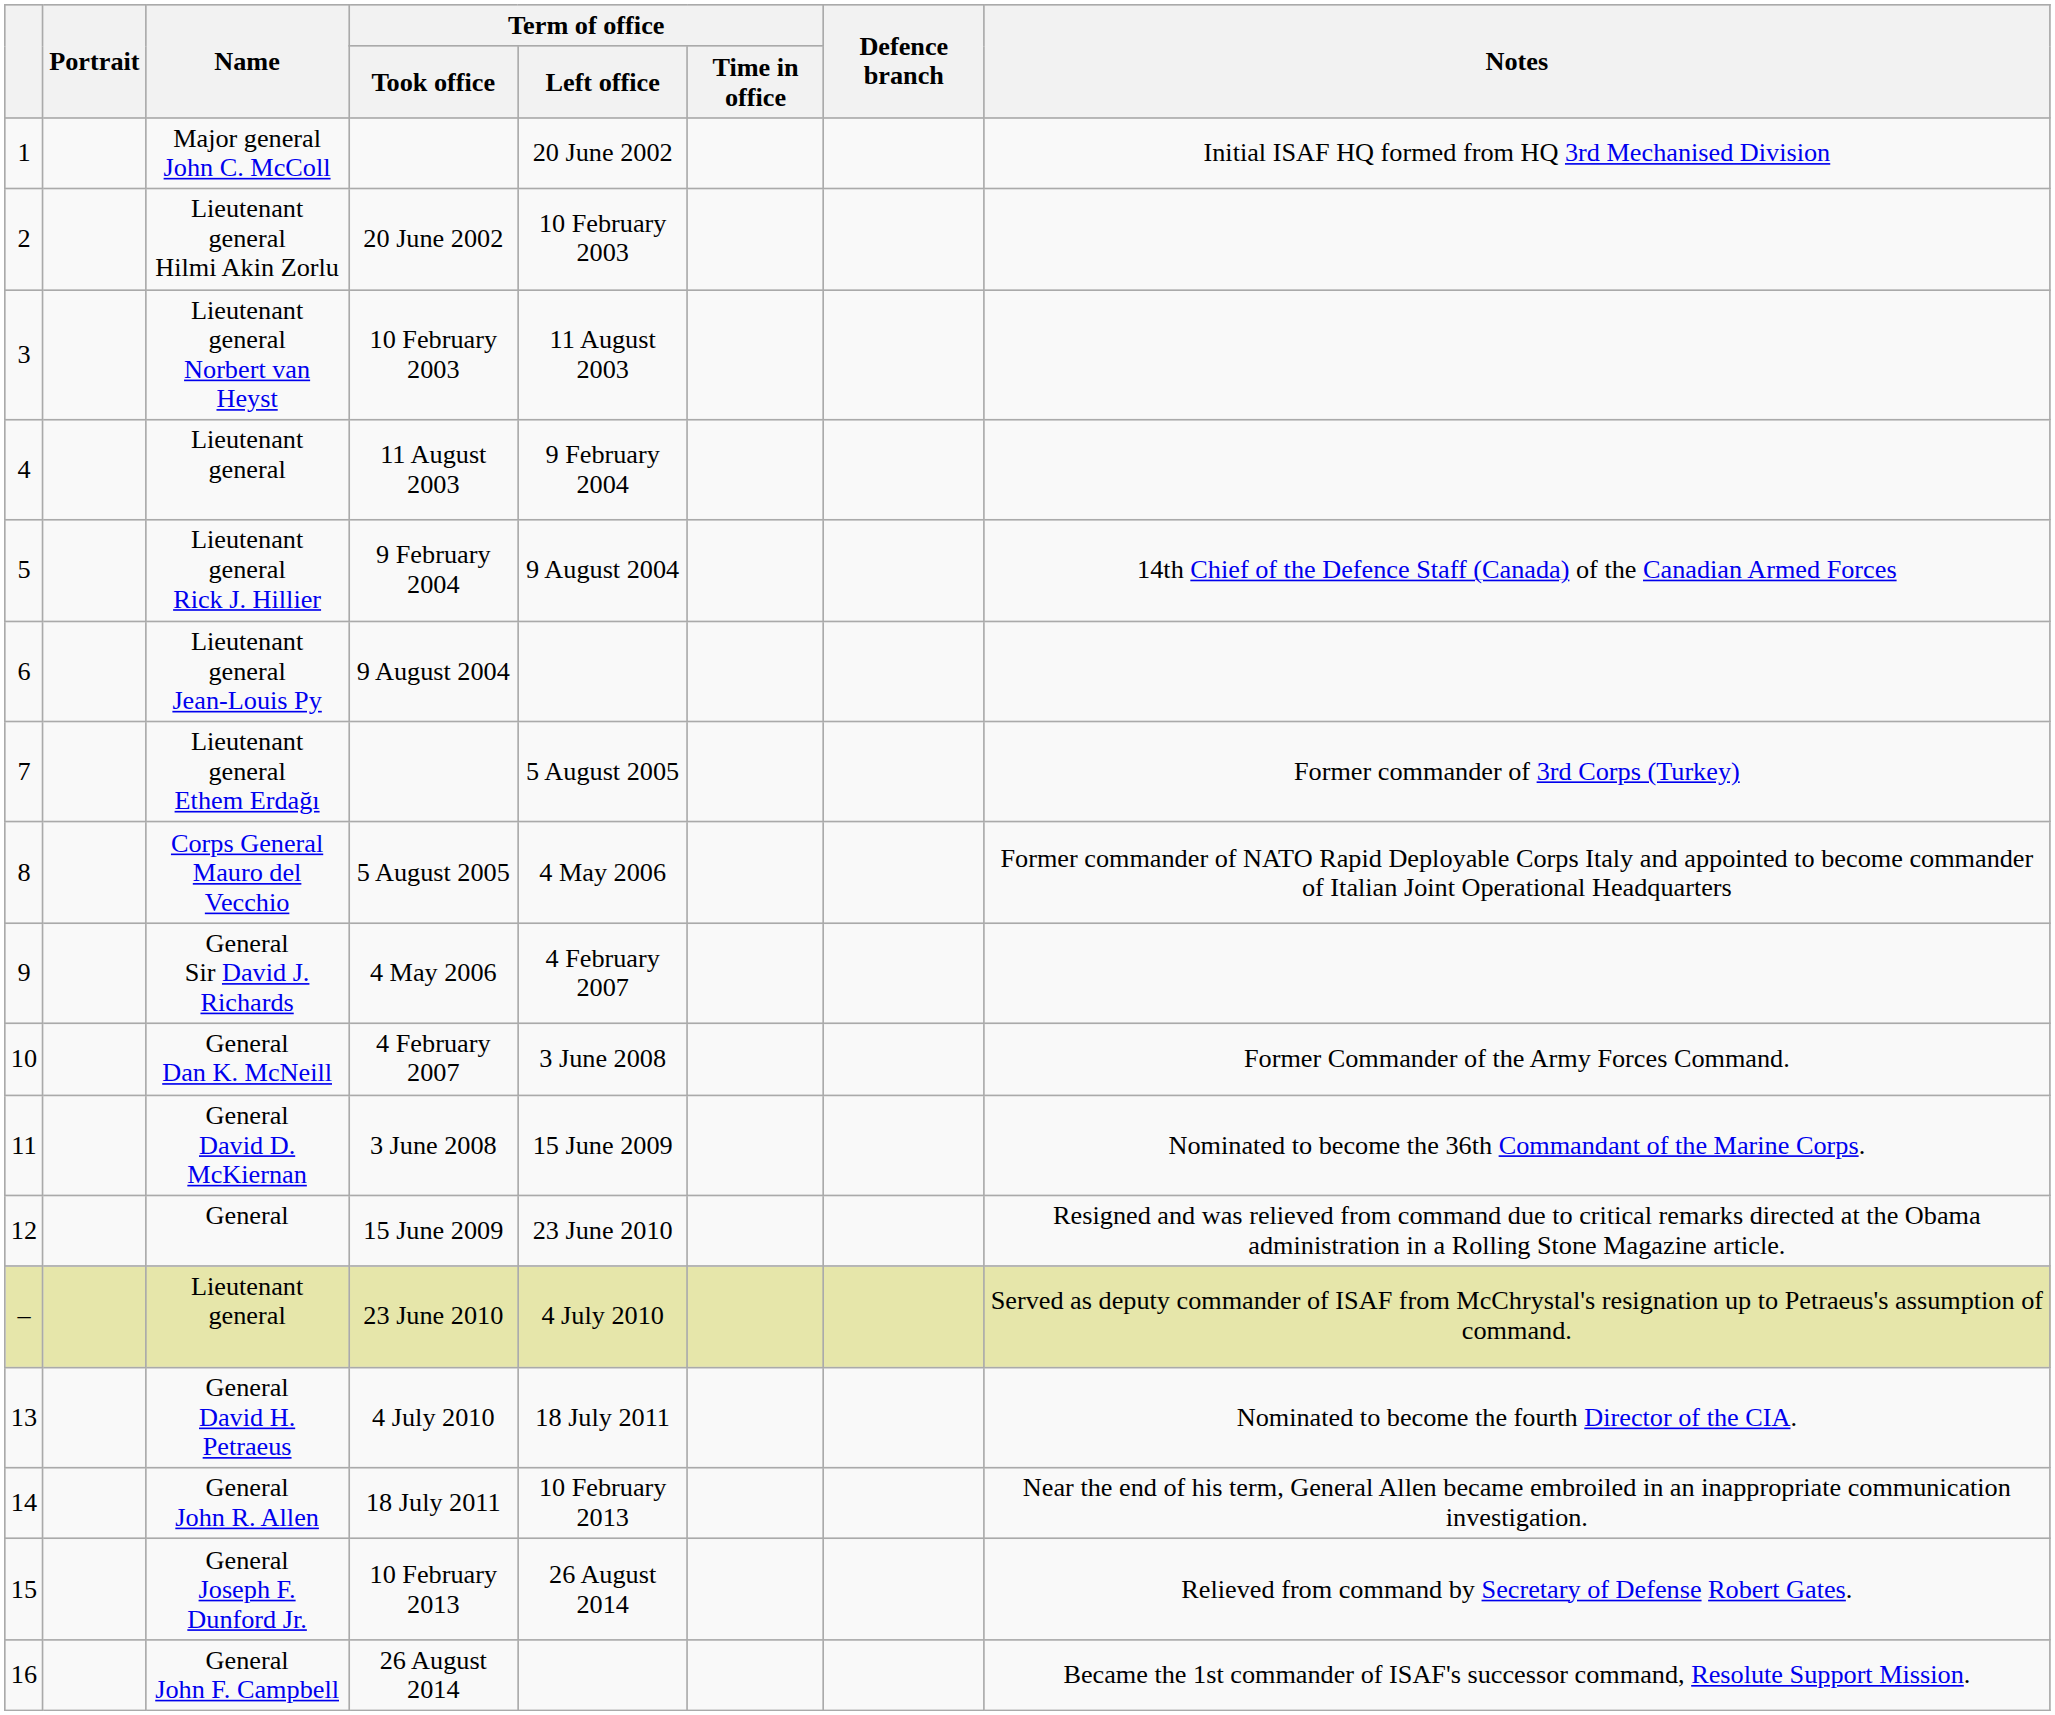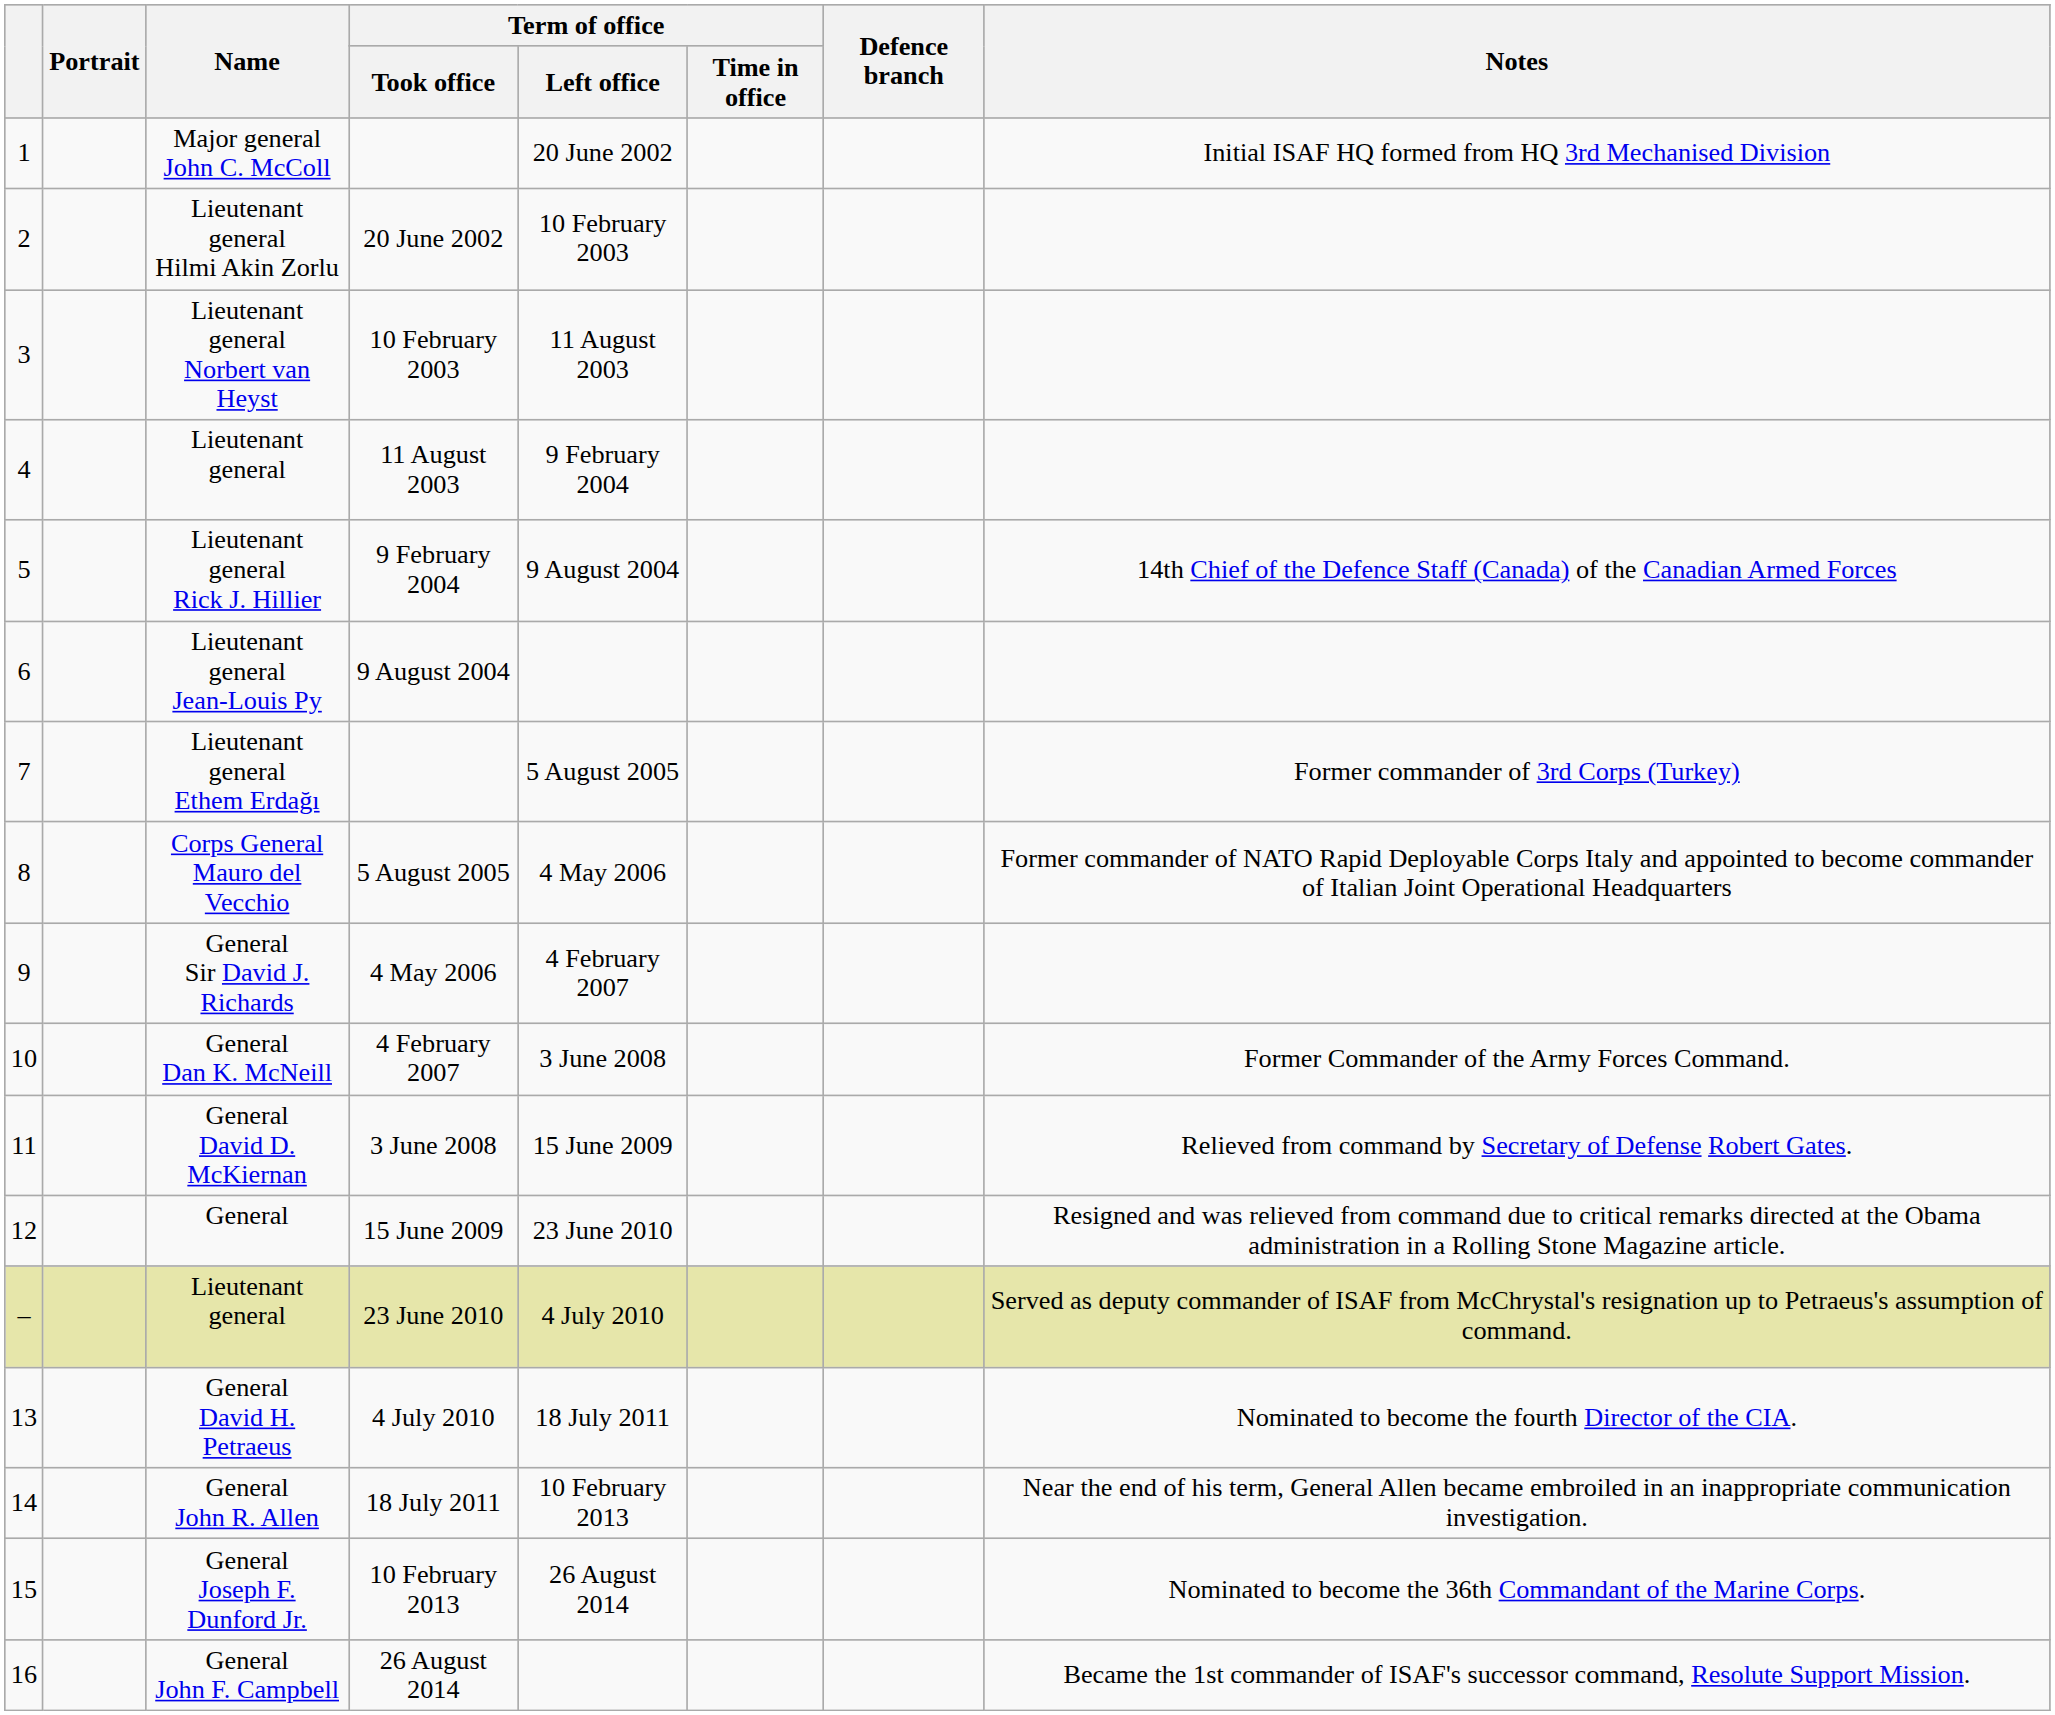(1517, 1144) Nominated to become the 36th Commandant of the Marine Corps. -> (1517, 1144) Relieved from command by Secretary of Defense Robert Gates.
(1517, 1588) Relieved from command by Secretary of Defense Robert Gates. -> (1517, 1588) Nominated to become the 36th Commandant of the Marine Corps.
